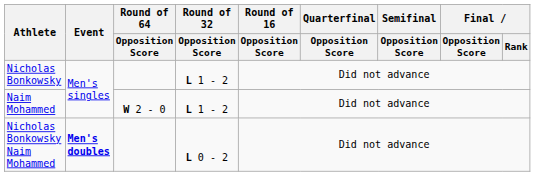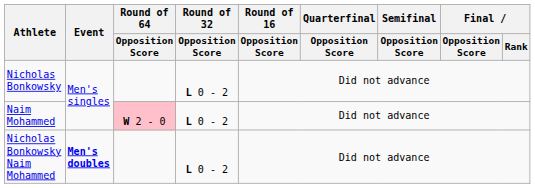(207, 81) L 1 - 2 -> (207, 93) L 0 - 2
(144, 110) no background -> (144, 122) pink background
(207, 110) L 1 - 2 -> (207, 122) L 0 - 2
